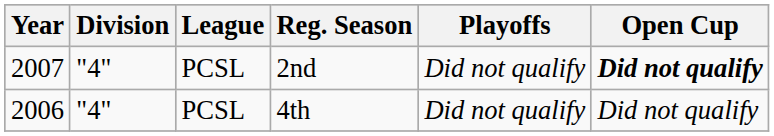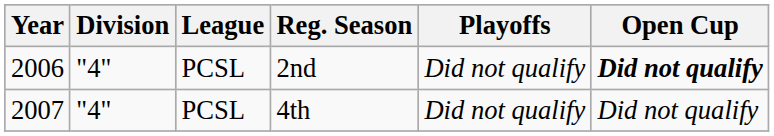(38, 67) 2007 -> (38, 67) 2006
(38, 109) 2006 -> (38, 109) 2007
